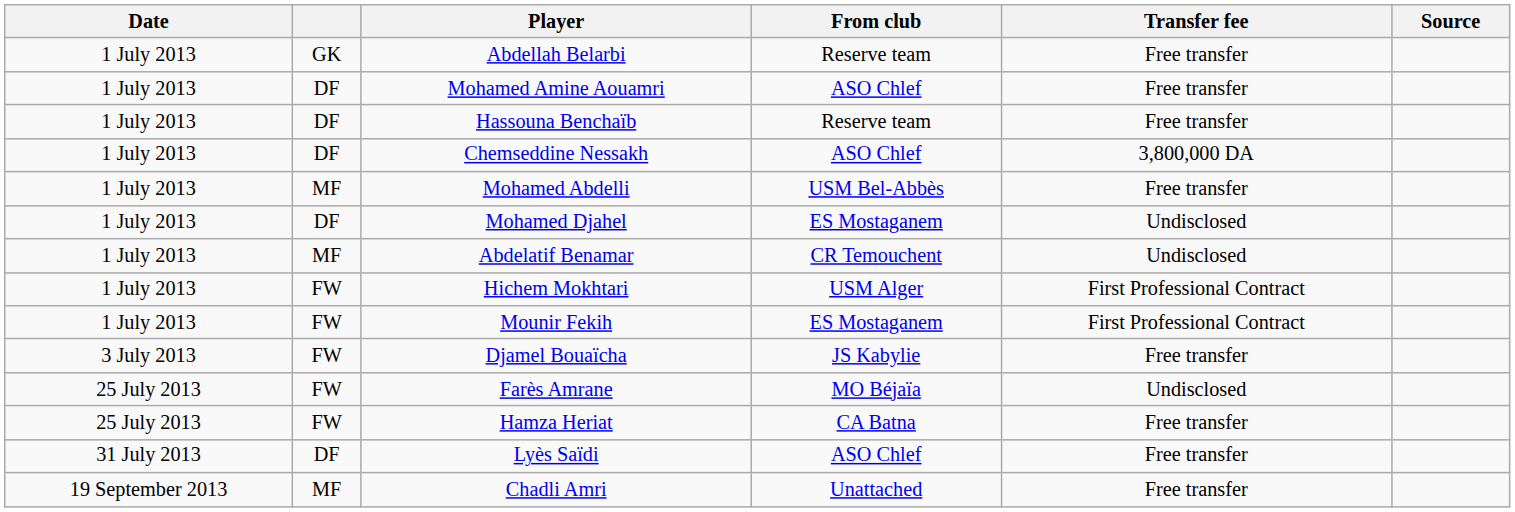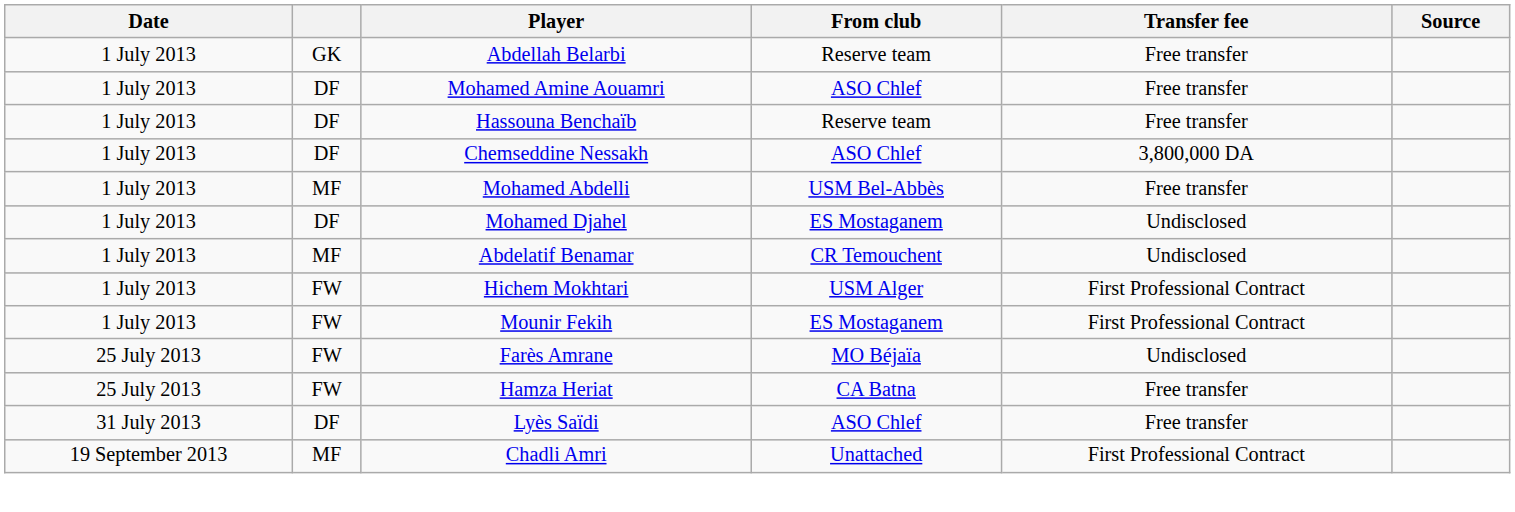- row: (556, 355)
(1196, 488) Free transfer -> (1196, 455) First Professional Contract
